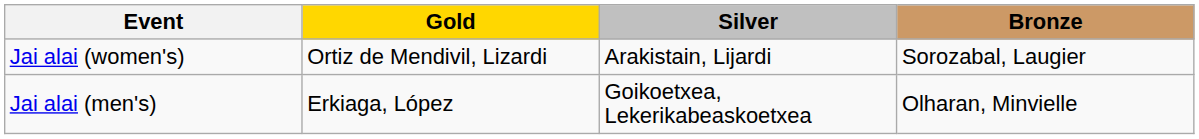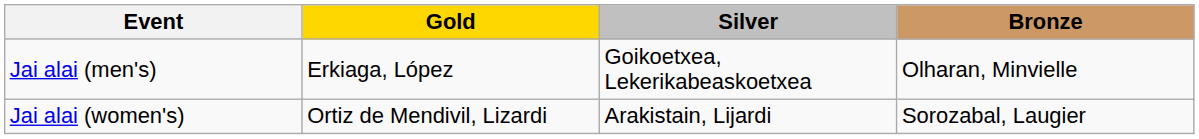rows swapped: (83, 103) <-> (97, 56)
